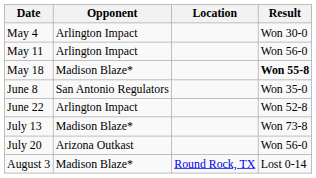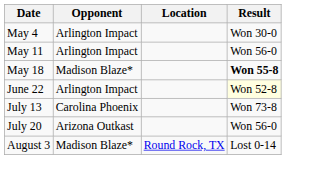- row: (22, 88)
(284, 107) no background -> (253, 88) lightyellow background
(94, 126) Madison Blaze* -> (97, 107) Carolina Phoenix
